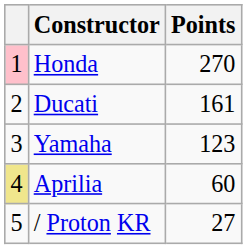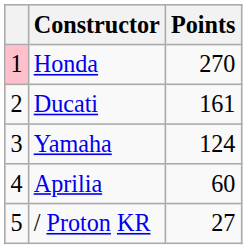(217, 144) 123 -> (217, 144) 124
(16, 184) khaki background -> (16, 184) no background
